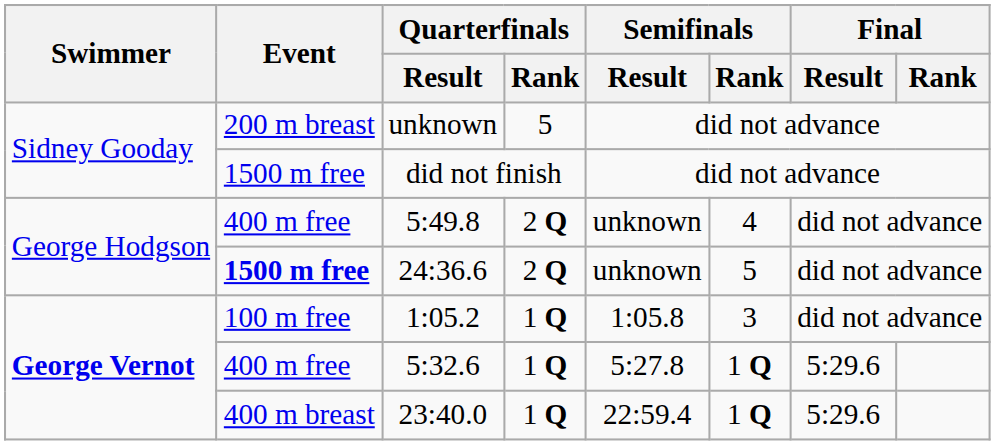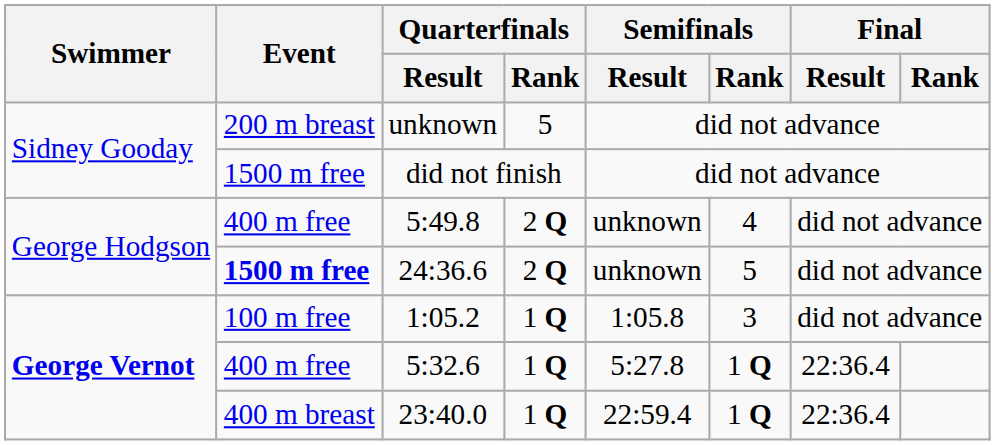(843, 366) 5:29.6 -> (846, 366) 22:36.4
(843, 414) 5:29.6 -> (846, 414) 22:36.4
